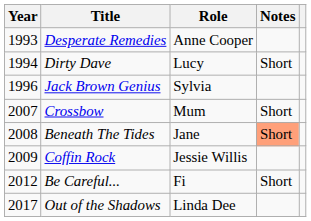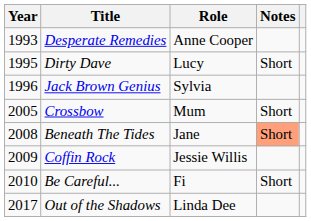(23, 63) 1994 -> (23, 63) 1995
(23, 110) 2007 -> (23, 110) 2005
(23, 181) 2012 -> (23, 181) 2010
